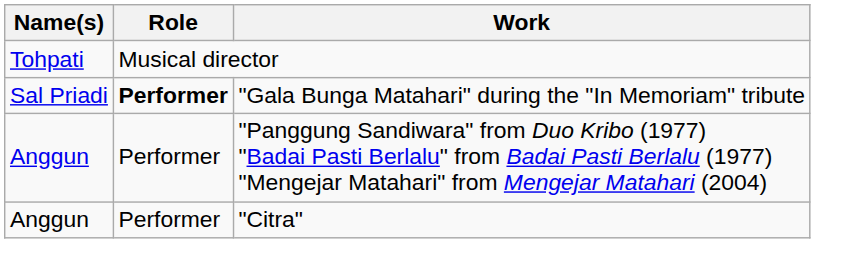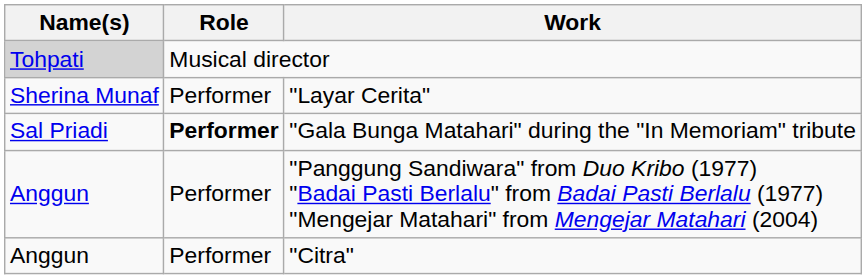(47, 58) no background -> (47, 58) lightgrey background
+ row: (360, 95)
